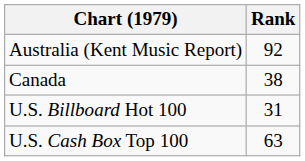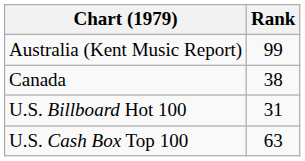(273, 49) 92 -> (273, 49) 99
